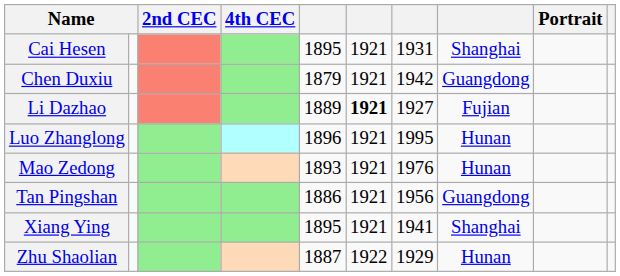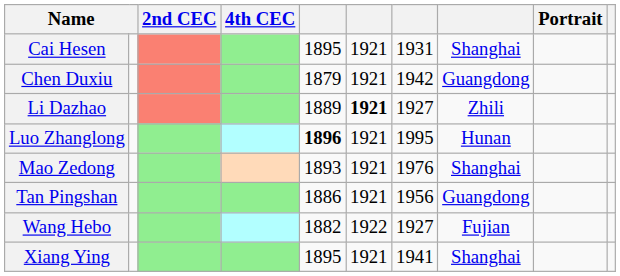(486, 108) Fujian -> (486, 108) Zhili
(323, 138) normal -> (323, 138) bold
(486, 167) Hunan -> (486, 167) Shanghai
+ row: (67, 227)
- row: (67, 256)
